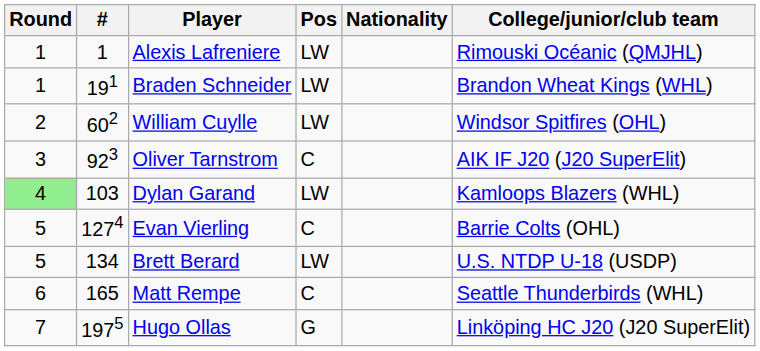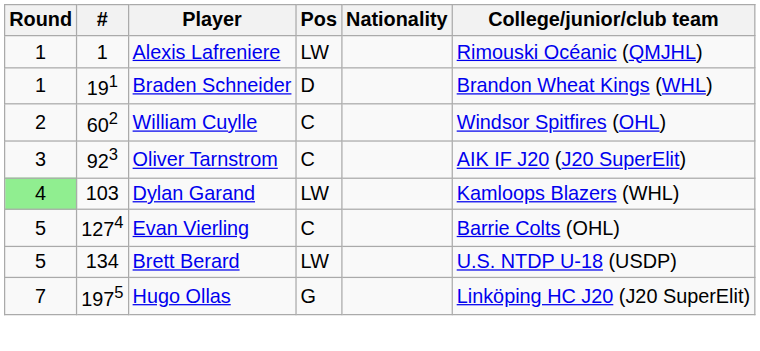(315, 85) LW -> (308, 85) D
(315, 122) LW -> (308, 122) C
- row: (187, 293)
